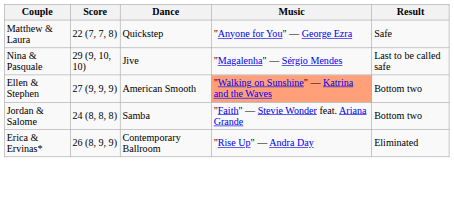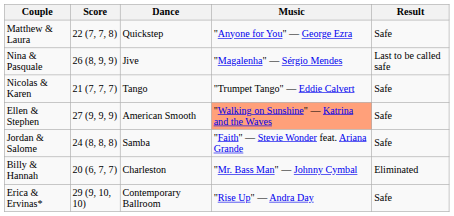(92, 61) 29 (9, 10, 10) -> (95, 61) 26 (8, 9, 9)
+ row: (27, 88)
(398, 88) Bottom two -> (383, 116) Safe
(398, 116) Bottom two -> (383, 143) Safe
+ row: (22, 170)
(95, 143) 26 (8, 9, 9) -> (92, 198) 29 (9, 10, 10)
(396, 143) Eliminated -> (383, 198) Safe
